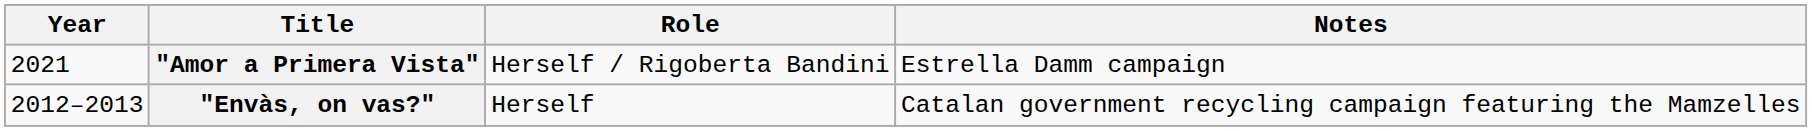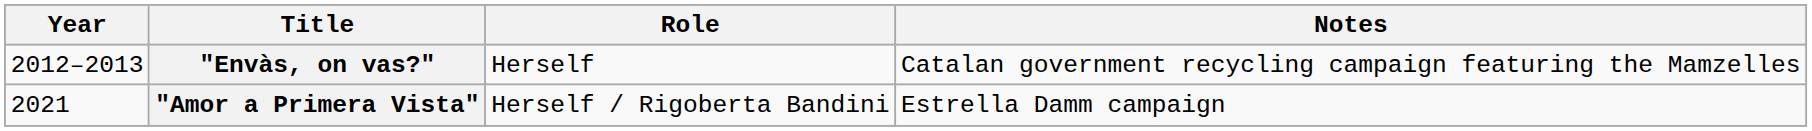rows swapped: (317, 105) <-> (317, 65)
